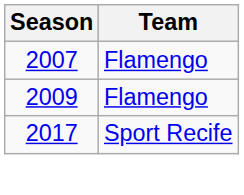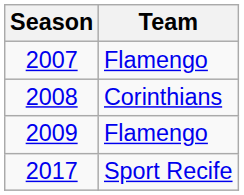+ row: (52, 97)
